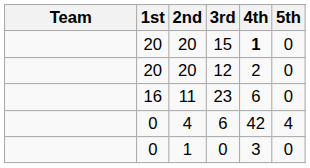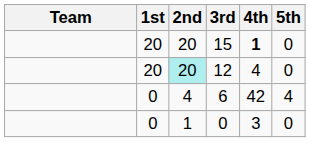(187, 70) no background -> (187, 70) paleturquoise background
(256, 70) 2 -> (256, 70) 4
- row: (223, 96)
